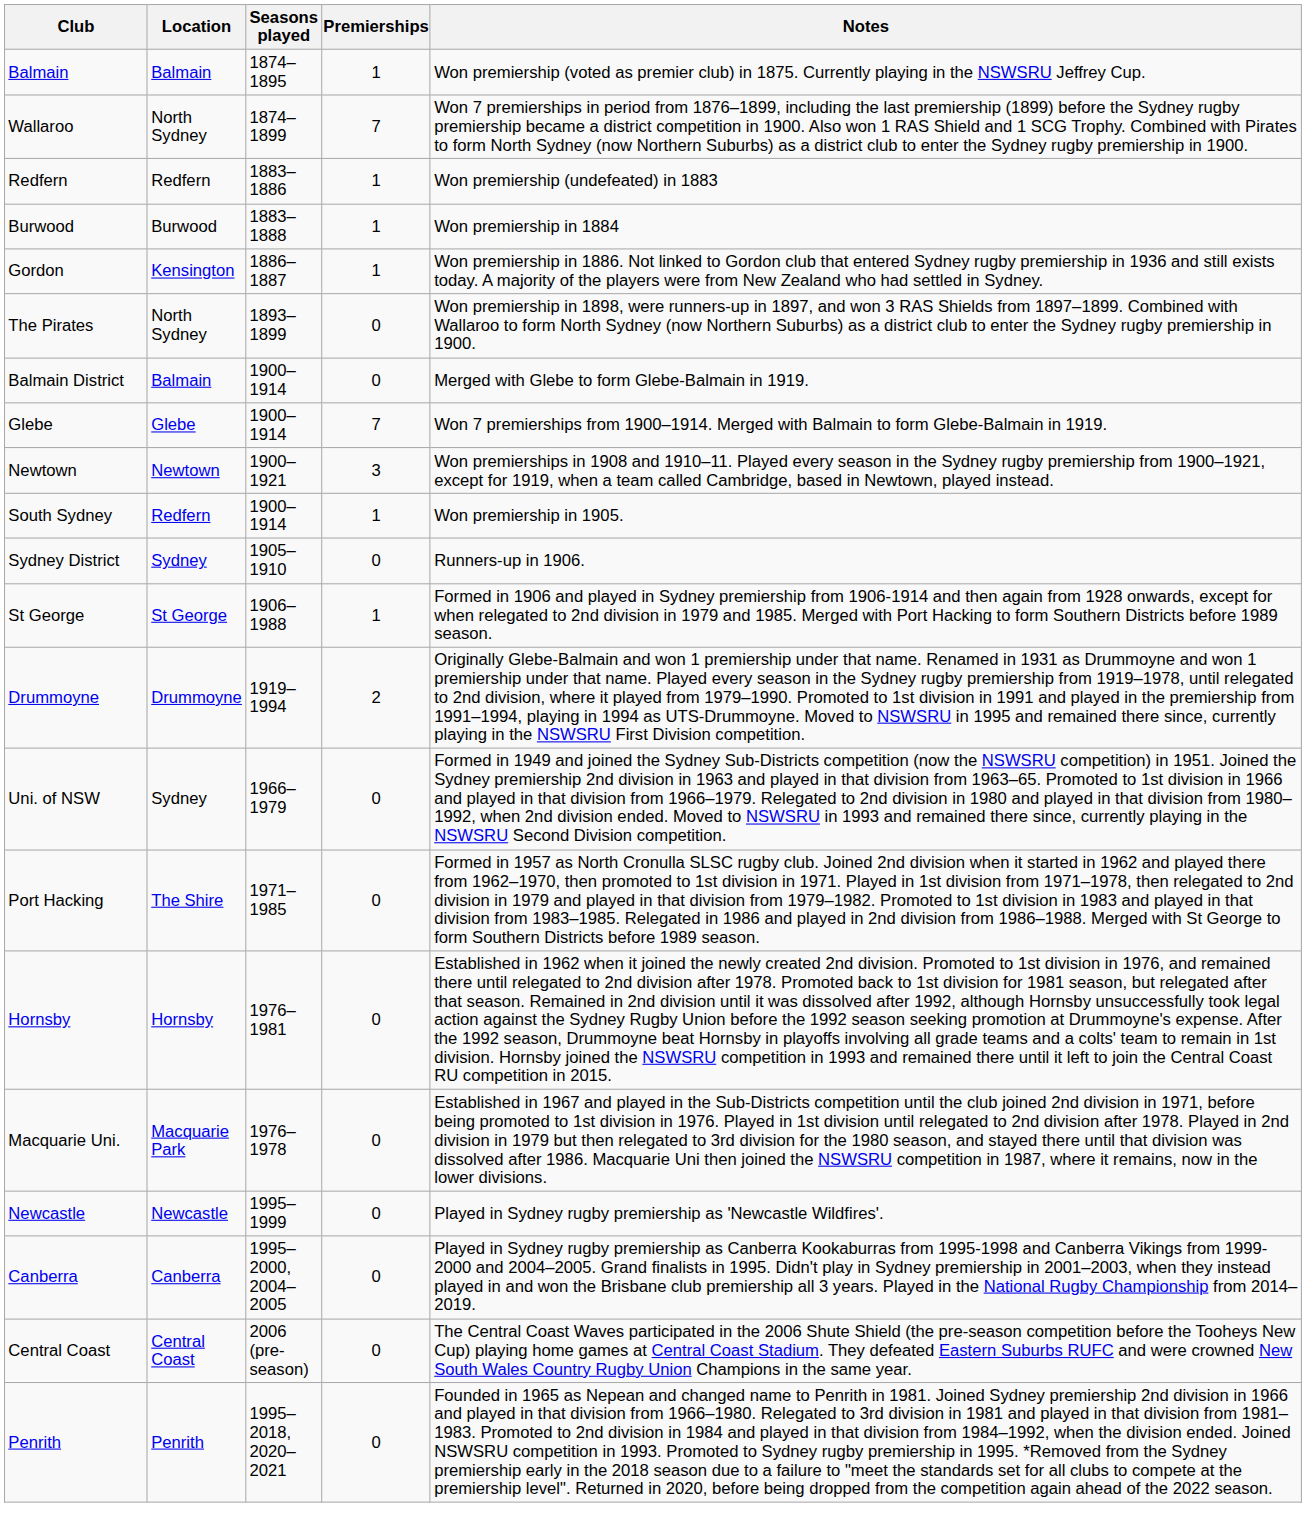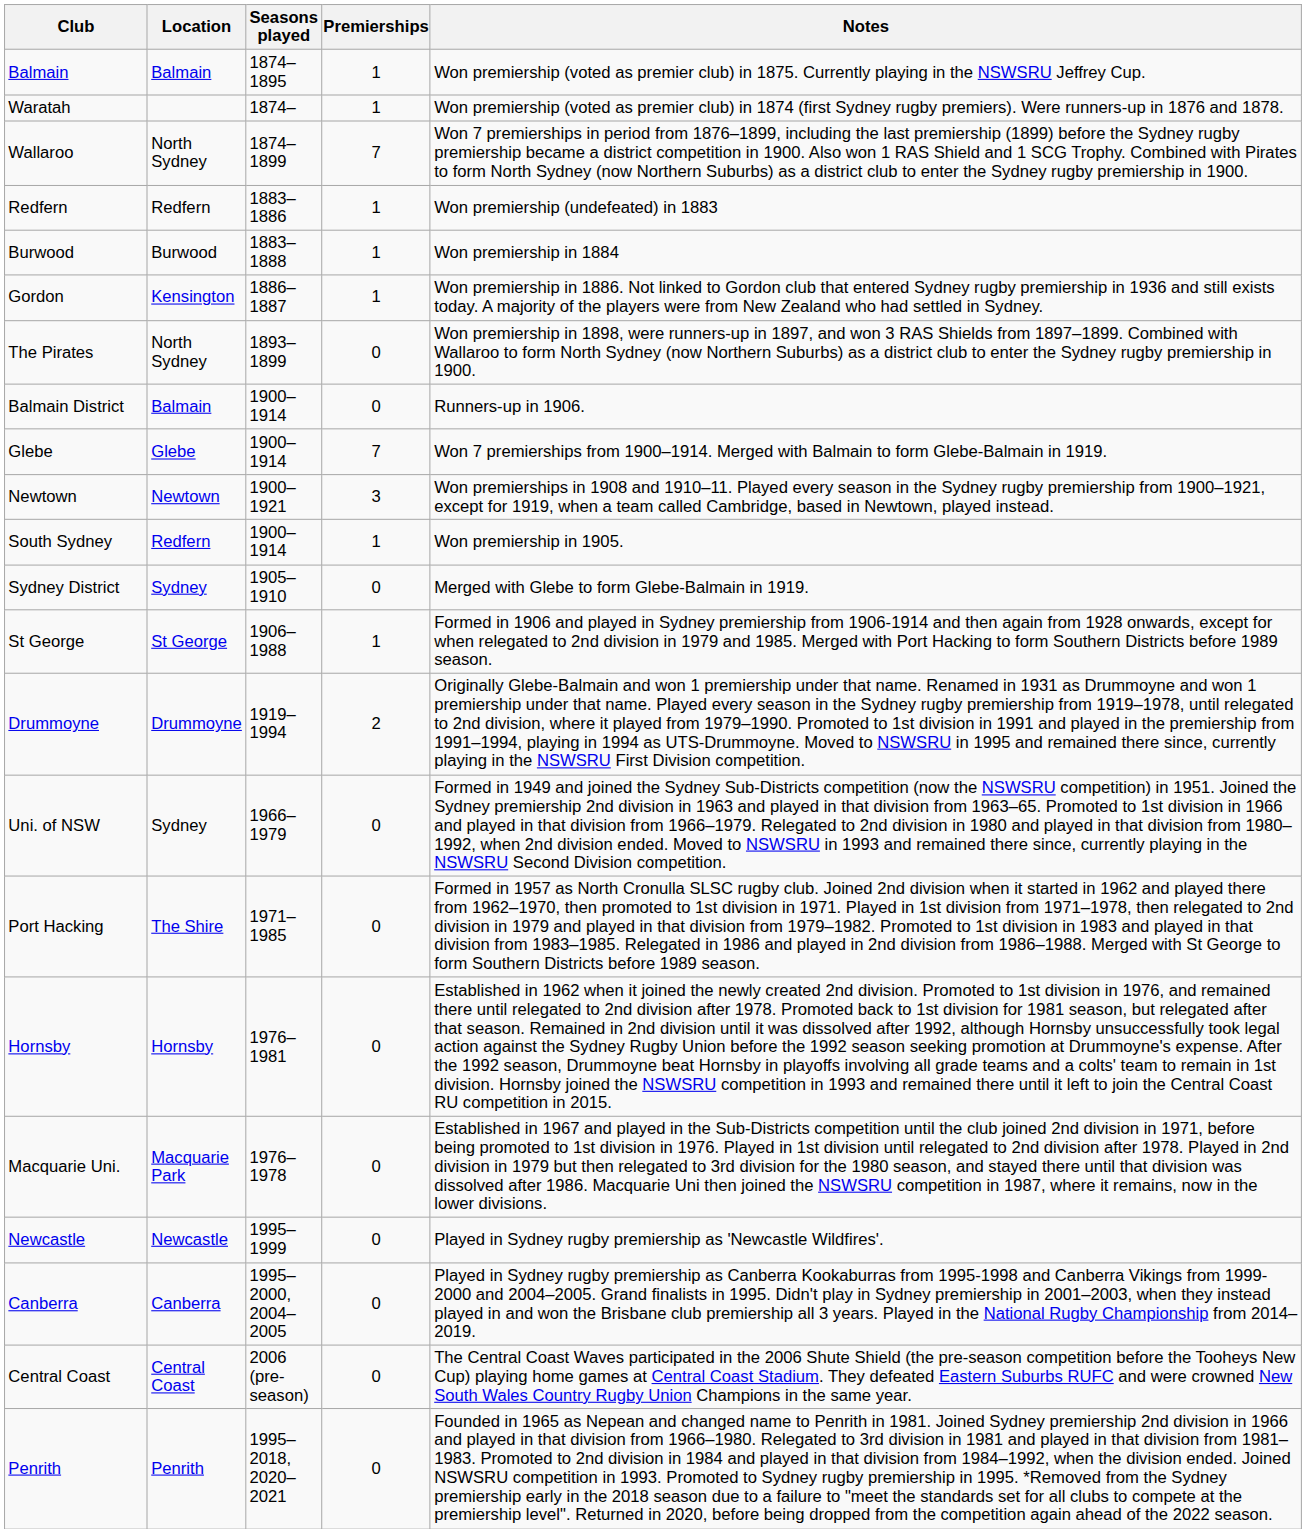+ row: (39, 107)
(621, 380) Merged with Glebe to form Glebe-Balmain in 1919. -> (510, 406) Runners-up in 1906.
(510, 560) Runners-up in 1906. -> (621, 587) Merged with Glebe to form Glebe-Balmain in 1919.
